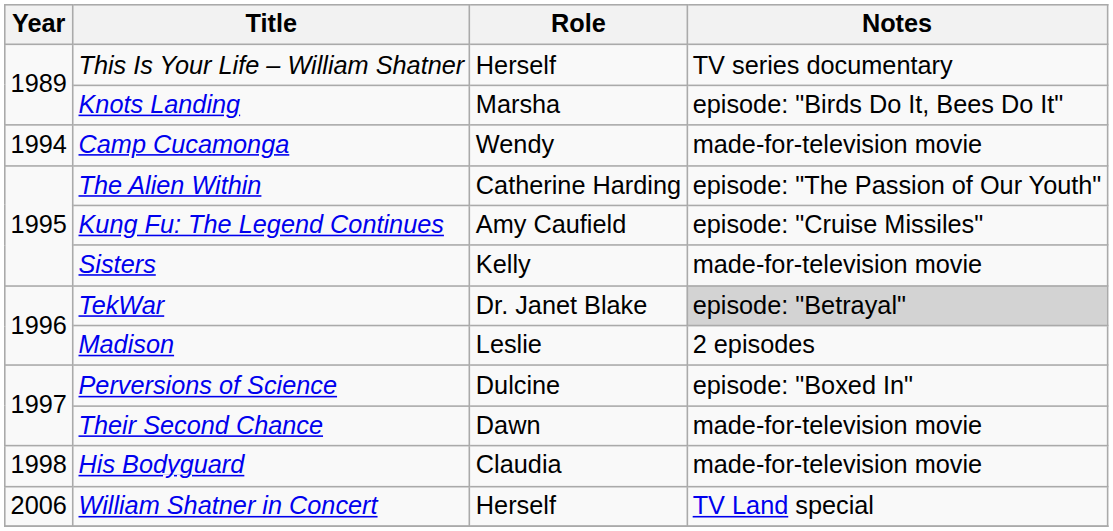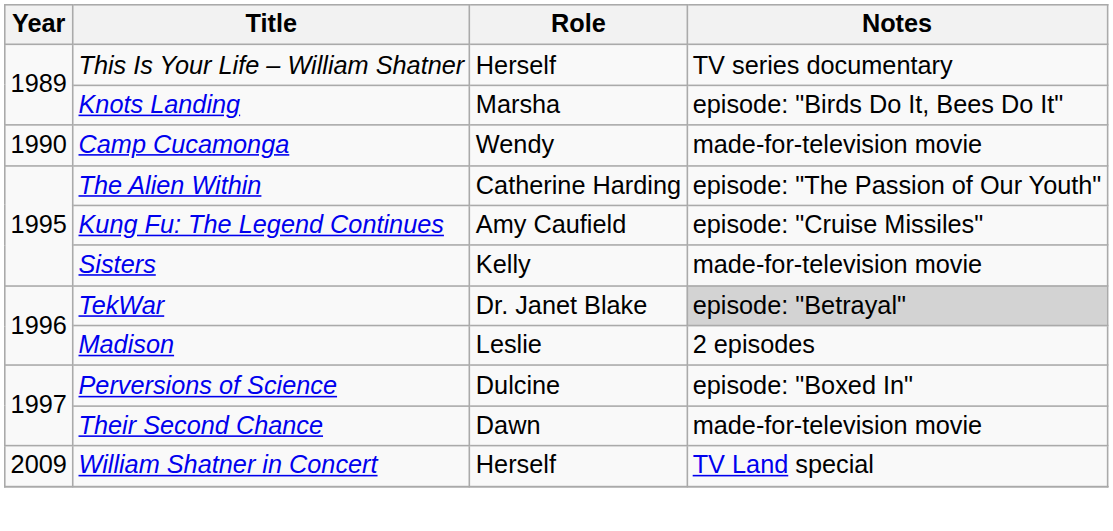(39, 144) 1994 -> (39, 144) 1990
- row: (161, 465)
(39, 505) 2006 -> (39, 465) 2009
